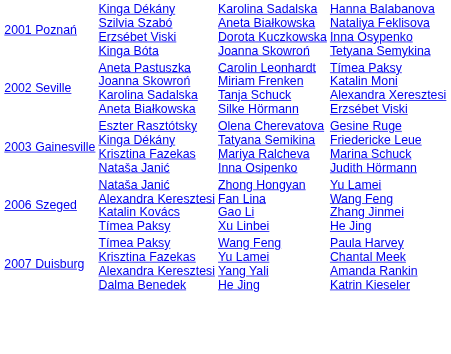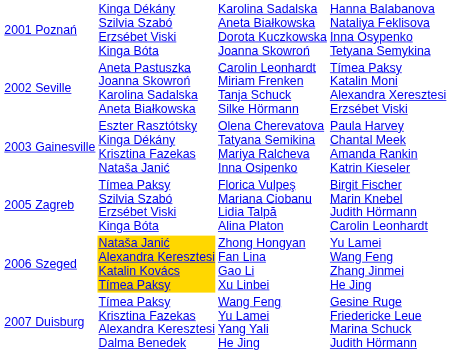(376, 147) Gesine Ruge Friedericke Leue Marina Schuck Judith Hörmann -> (374, 147) Paula Harvey Chantal Meek Amanda Rankin Katrin Kieseler
+ row: (39, 205)
(157, 205) no background -> (157, 264) gold background
(374, 264) Paula Harvey Chantal Meek Amanda Rankin Katrin Kieseler -> (376, 322) Gesine Ruge Friedericke Leue Marina Schuck Judith Hörmann
